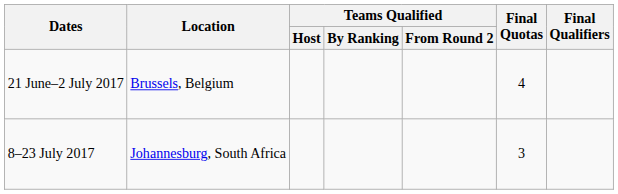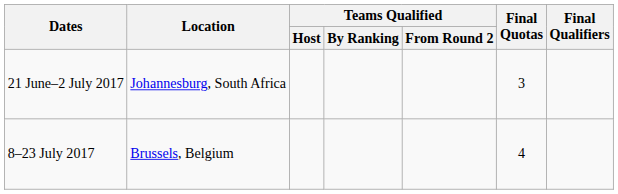(182, 84) Brussels, Belgium -> (208, 84) Johannesburg, South Africa
(522, 84) 4 -> (522, 84) 3
(208, 153) Johannesburg, South Africa -> (182, 153) Brussels, Belgium
(522, 153) 3 -> (522, 153) 4
